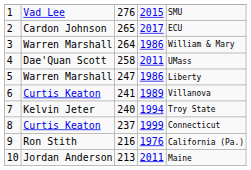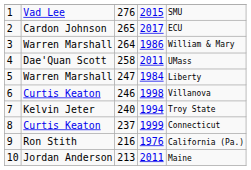(152, 77) 1986 -> (152, 77) 1984
(126, 93) 241 -> (126, 93) 246
(152, 93) 1989 -> (152, 93) 1998
